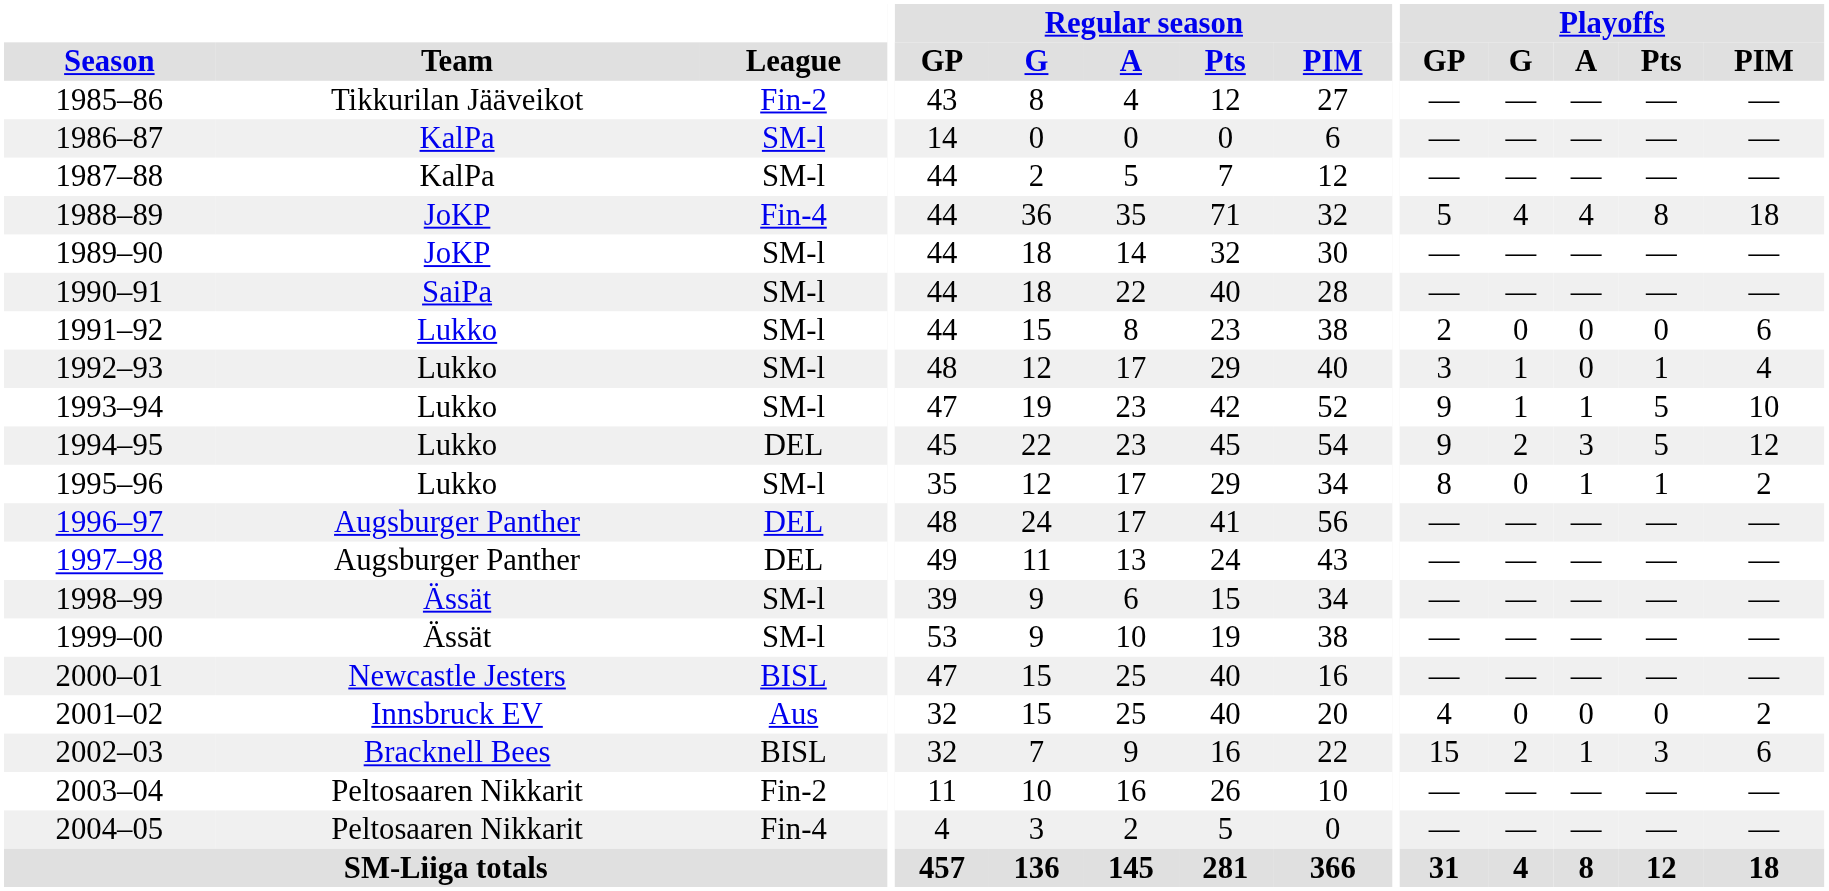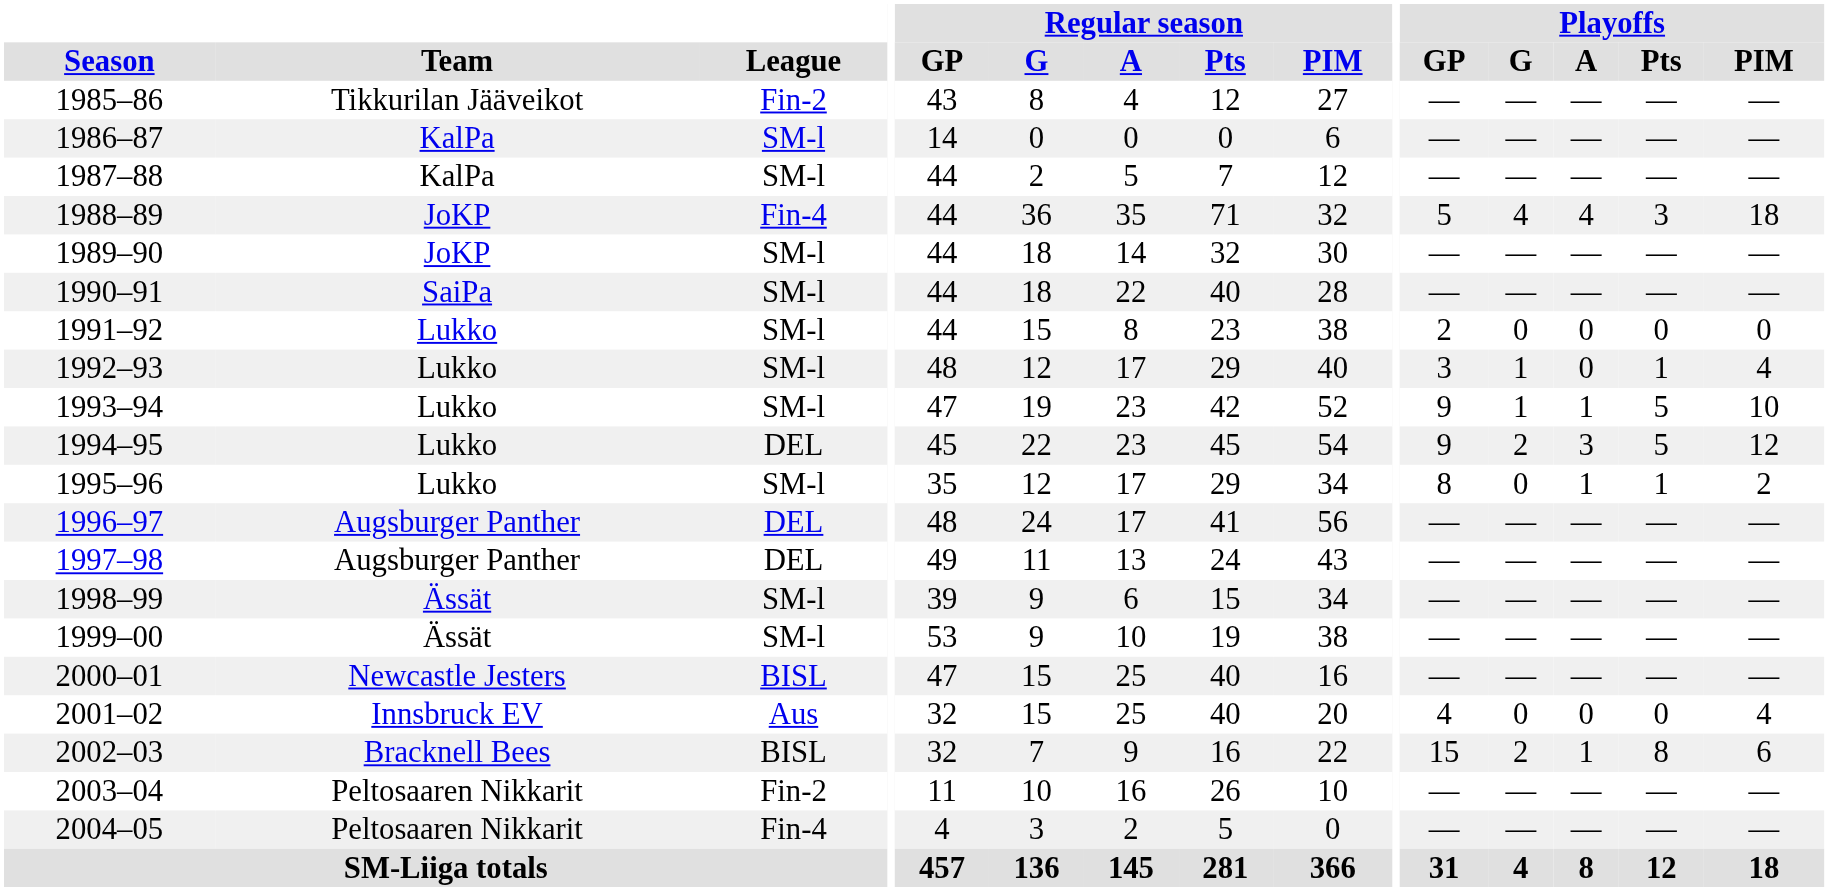(1661, 214) 8 -> (1661, 214) 3
(1764, 329) 6 -> (1764, 329) 0
(1764, 713) 2 -> (1764, 713) 4
(1661, 752) 3 -> (1661, 752) 8
